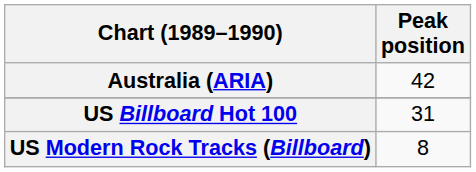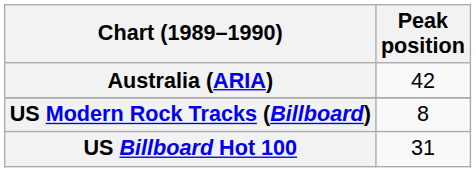rows swapped: (190, 114) <-> (190, 148)
